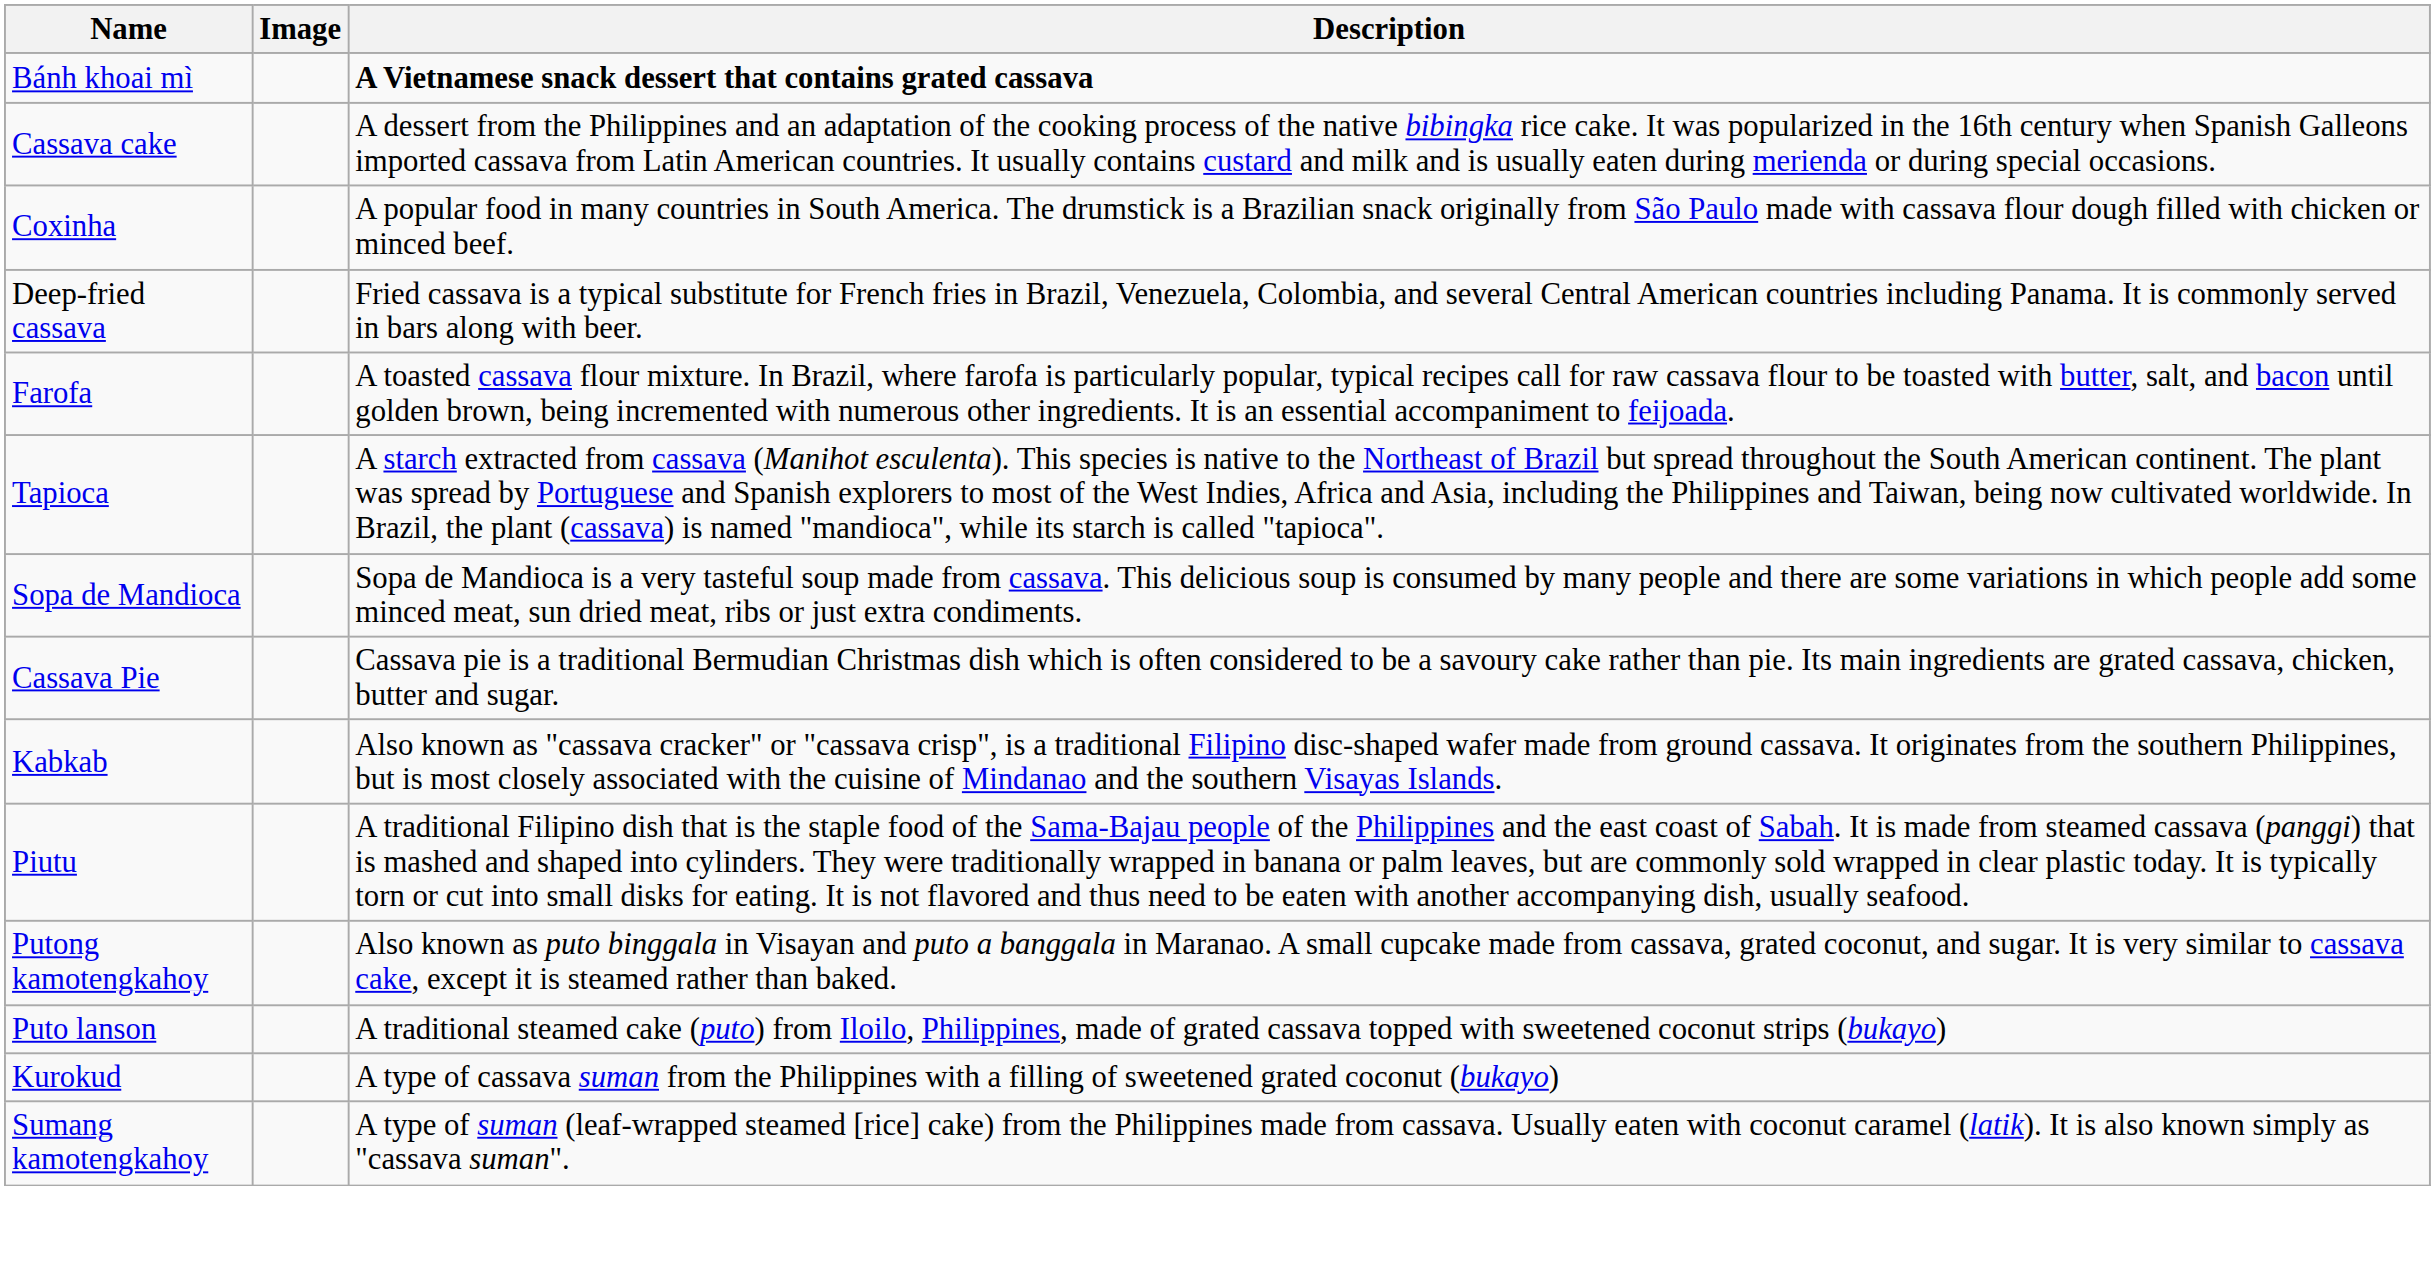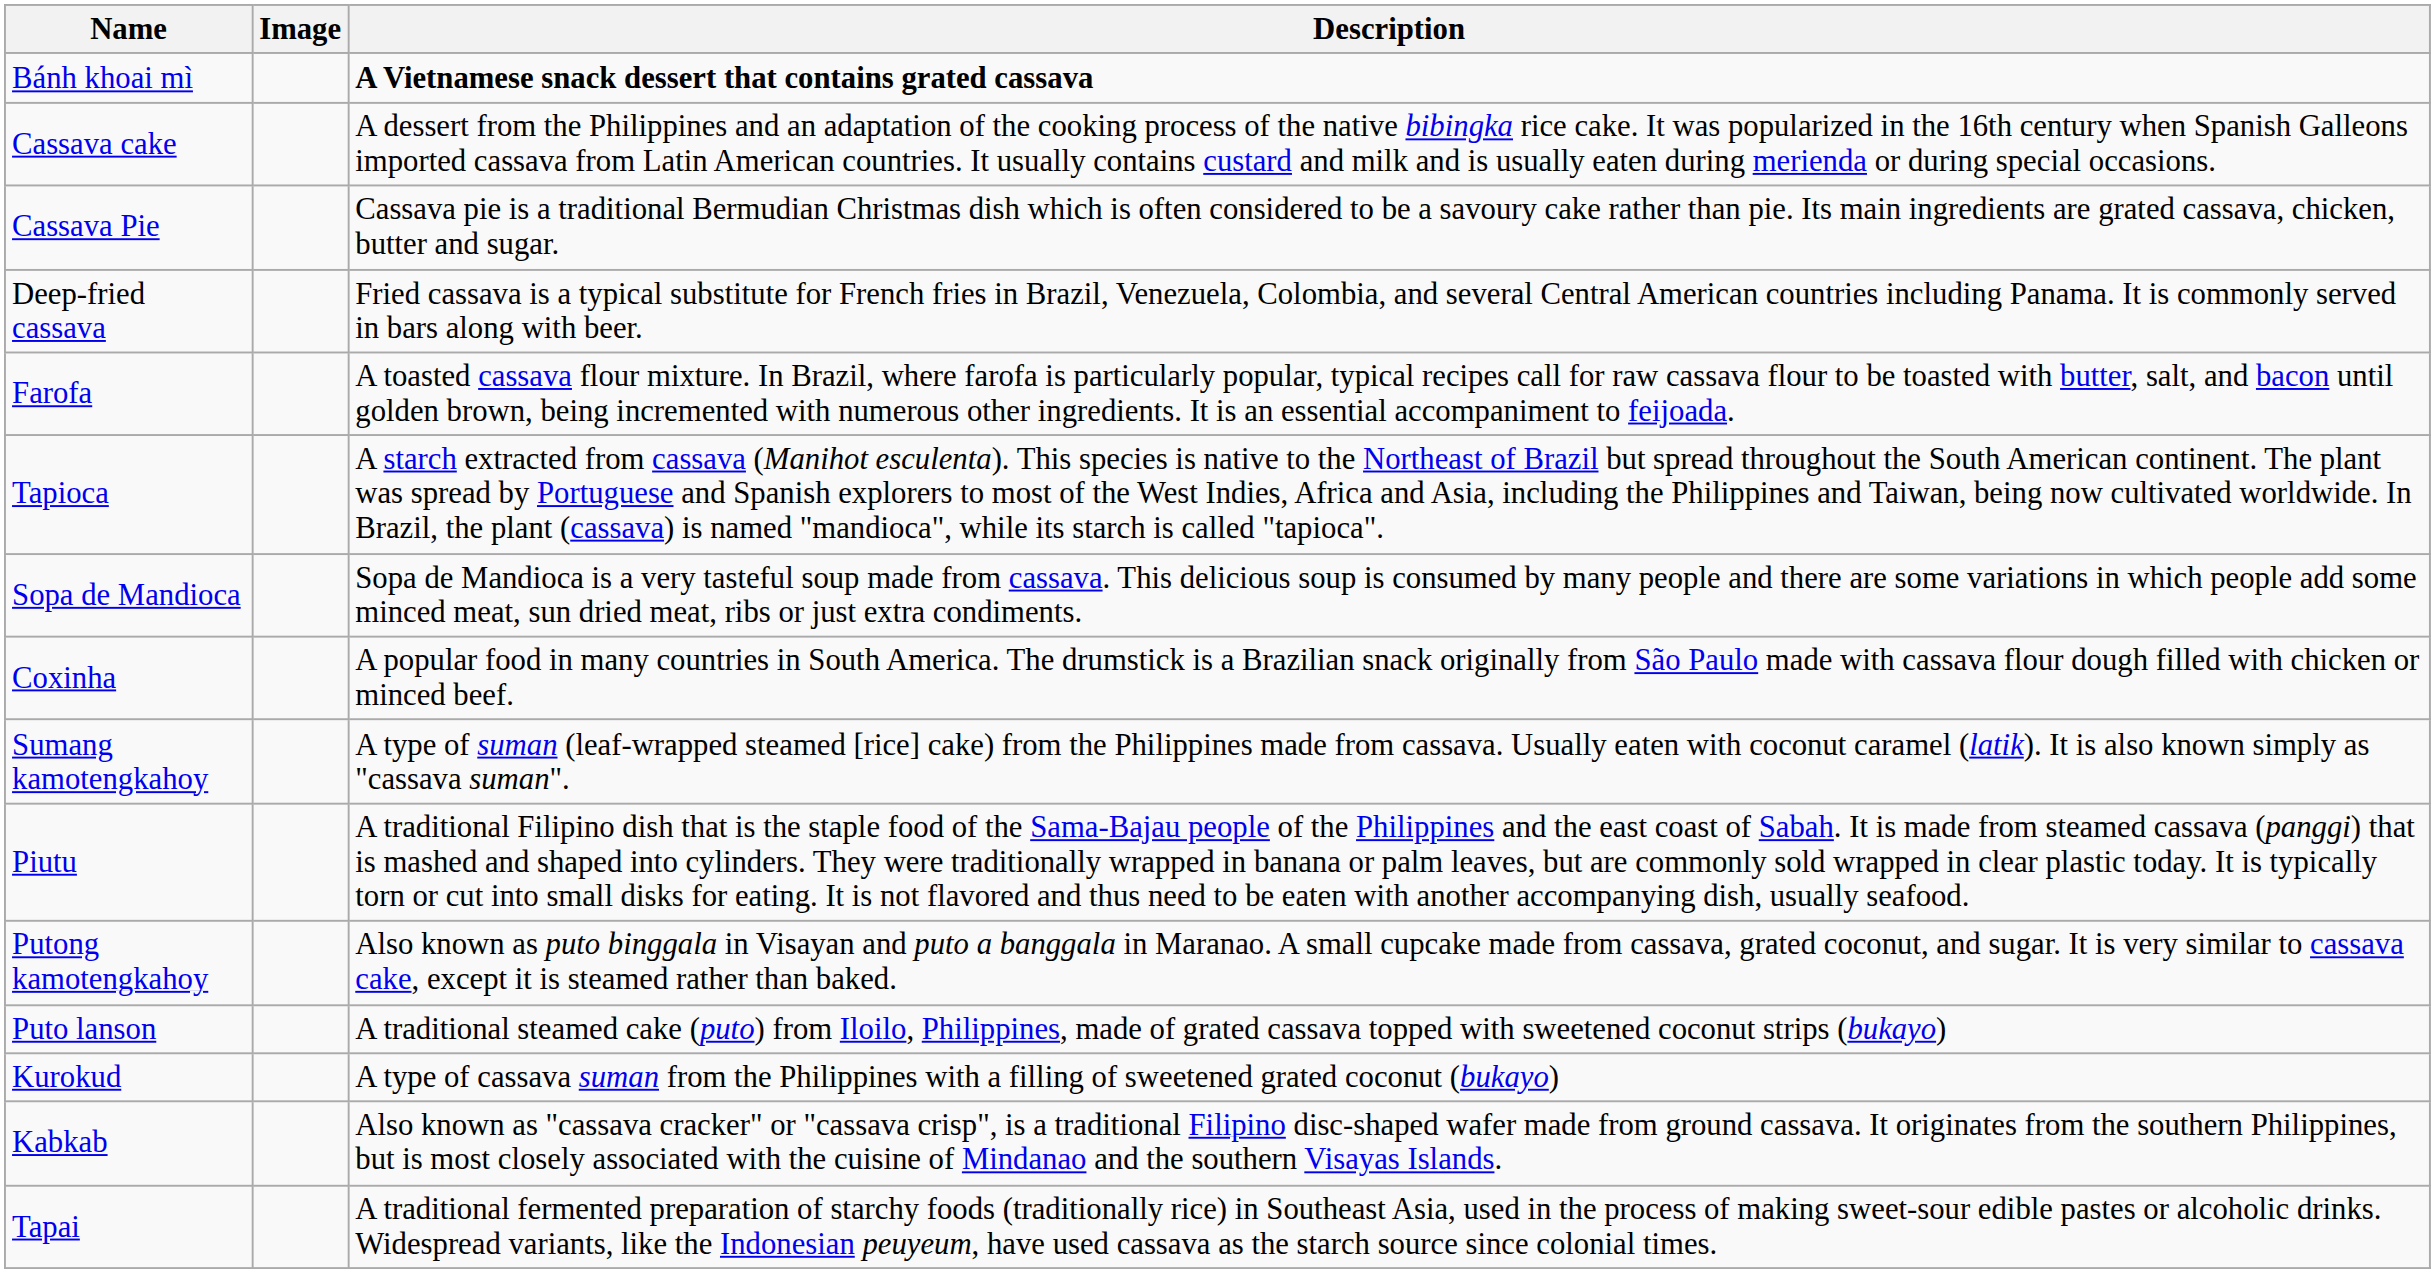rows swapped: (64, 226) <-> (86, 677)
rows swapped: (60, 761) <-> (110, 1142)
+ row: (46, 1226)
